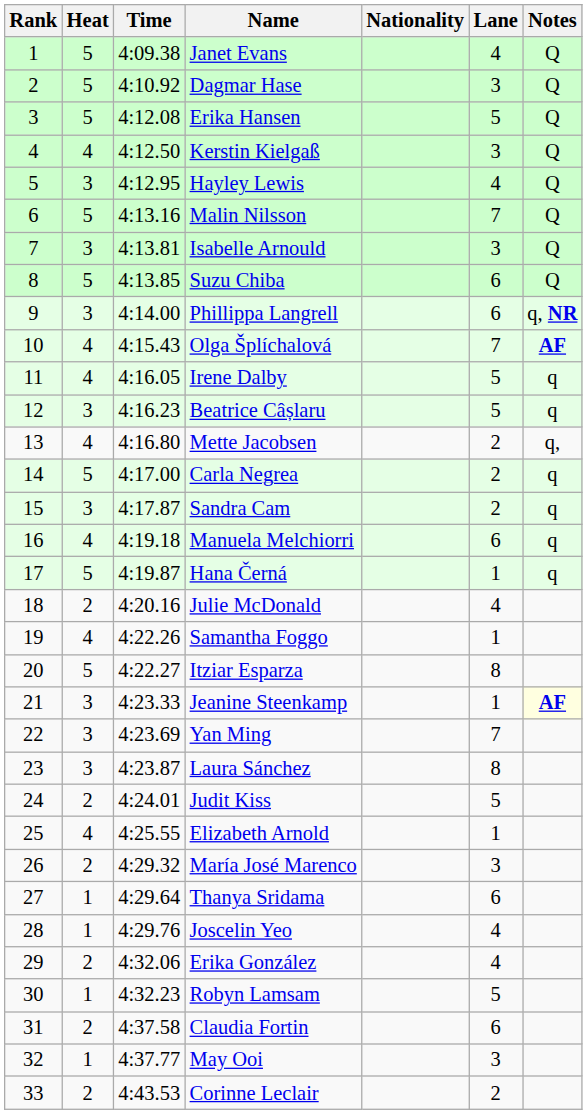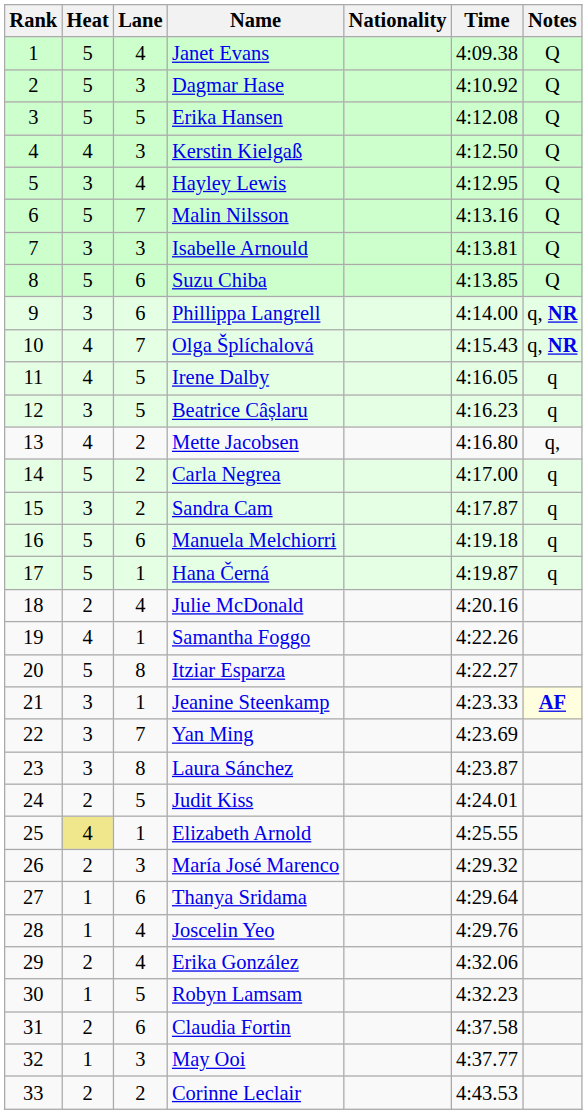columns swapped: (496, 20) <-> (149, 20)
(552, 345) AF -> (552, 345) q, NR
(88, 540) 4 -> (88, 540) 5
(88, 832) no background -> (88, 832) khaki background
